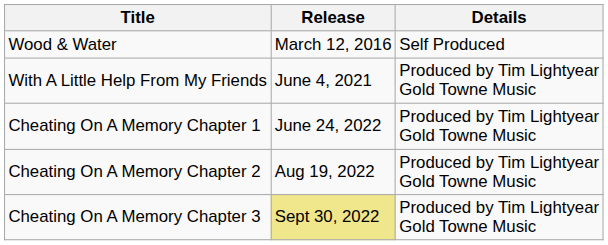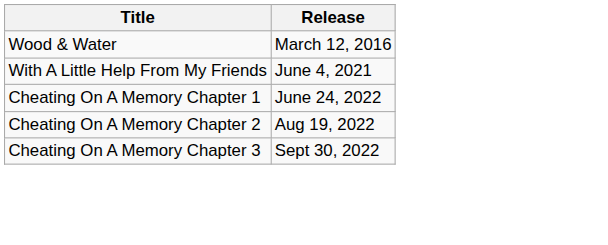- column: (499, 17)
(327, 217) khaki background -> (327, 151) no background
